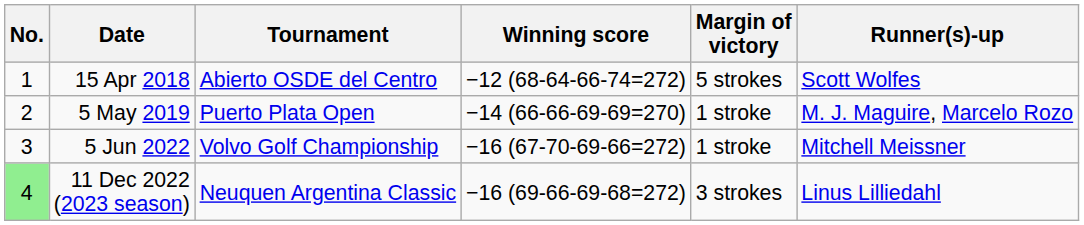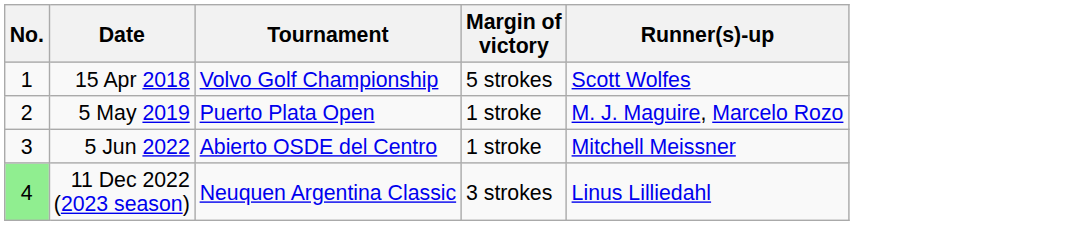- column: (576, 34)
(318, 79) Abierto OSDE del Centro -> (319, 79) Volvo Golf Championship
(319, 147) Volvo Golf Championship -> (318, 147) Abierto OSDE del Centro
